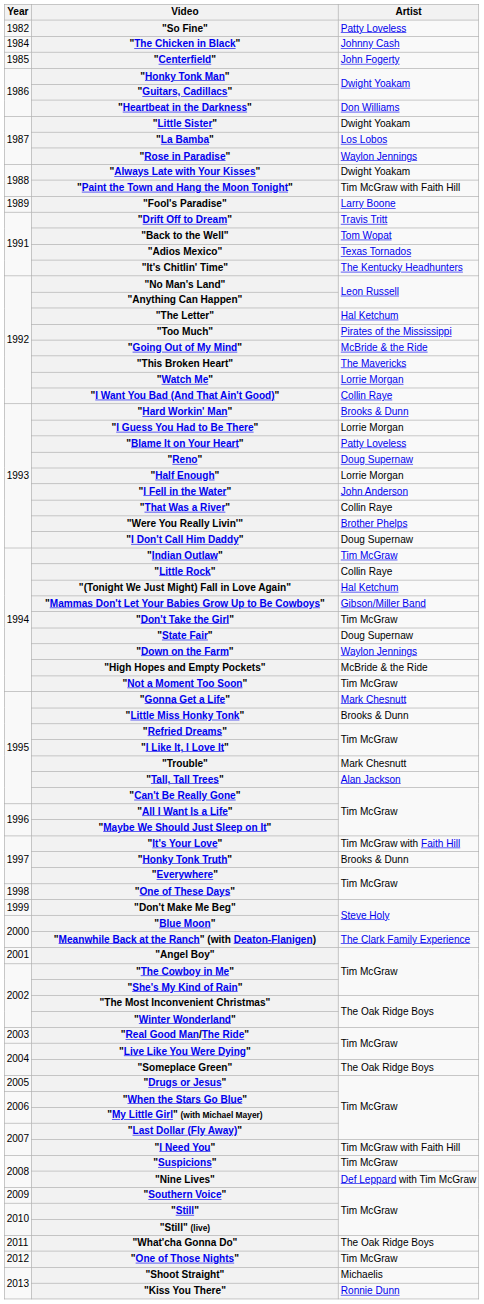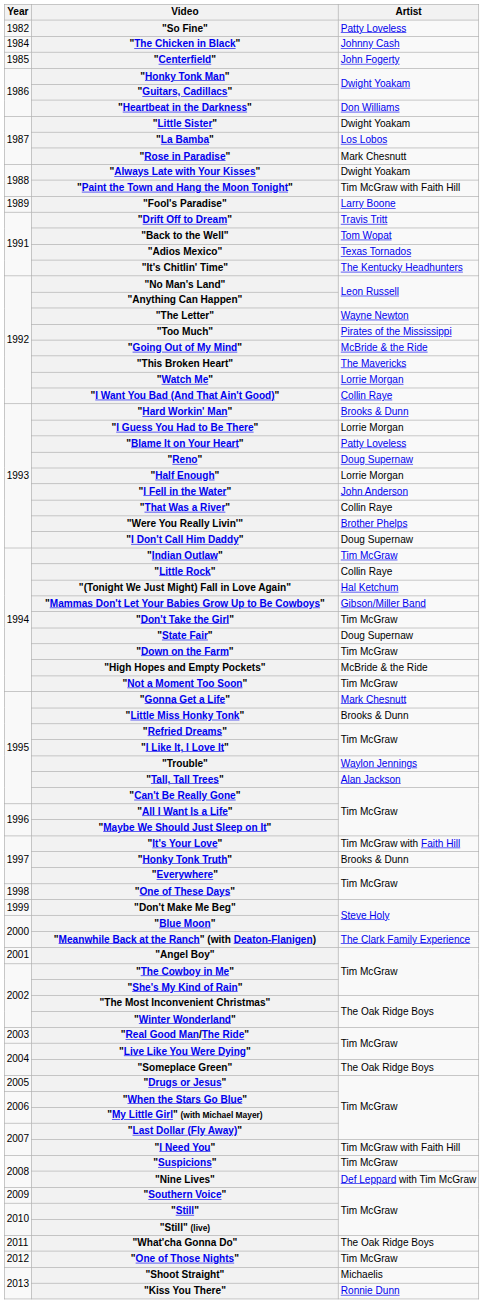(379, 156) Waylon Jennings -> (374, 156) Mark Chesnutt
(370, 316) Hal Ketchum -> (375, 316) Wayne Newton
(379, 651) Waylon Jennings -> (369, 651) Tim McGraw
(374, 763) Mark Chesnutt -> (379, 763) Waylon Jennings
